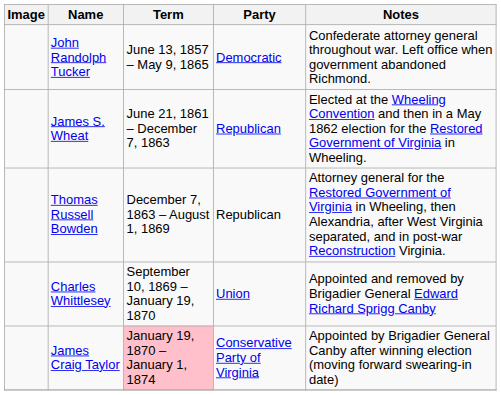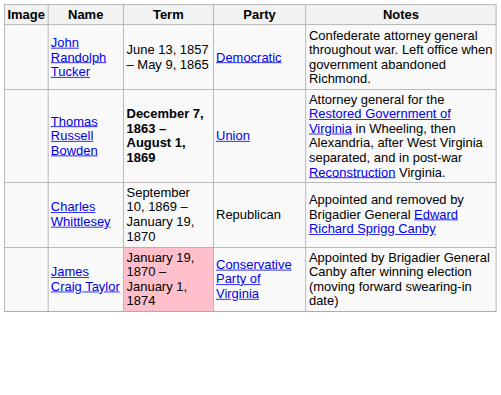- row: (78, 128)
(168, 214) normal -> (165, 136) bold
(248, 214) Republican -> (233, 136) Union
(233, 293) Union -> (248, 214) Republican
